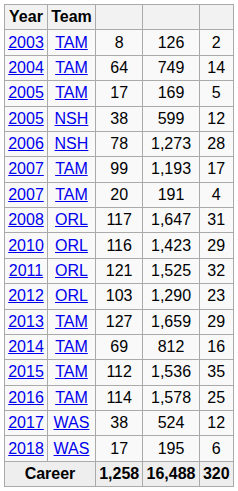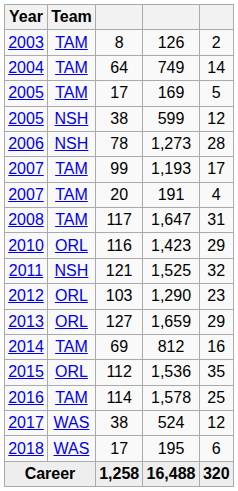(71, 220) ORL -> (71, 220) TAM
(71, 270) ORL -> (71, 270) NSH
(71, 321) TAM -> (71, 321) ORL
(71, 372) TAM -> (71, 372) ORL
